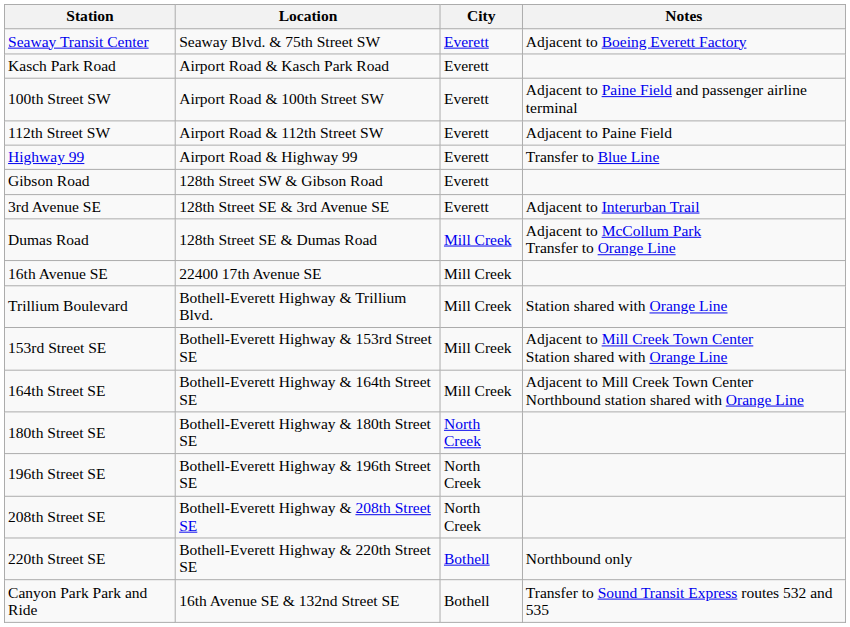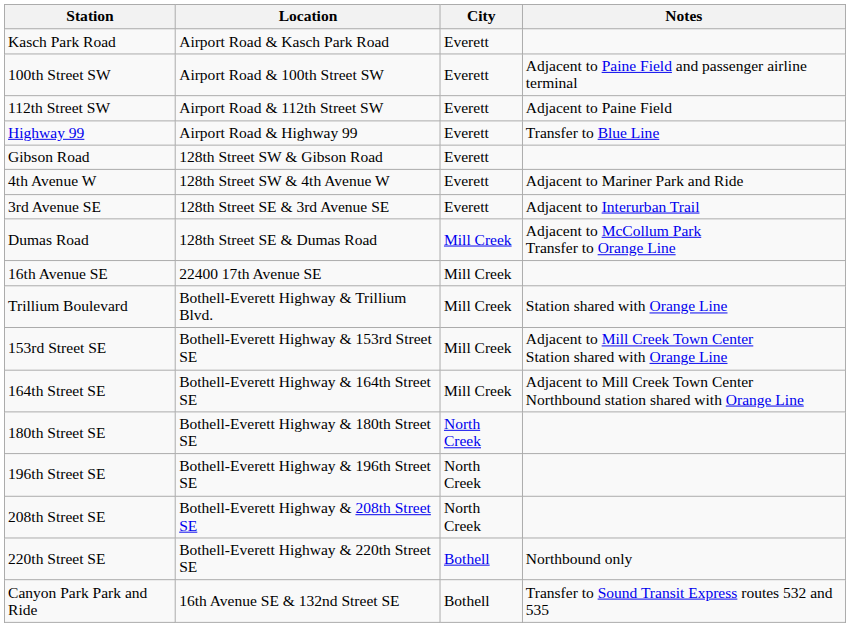- row: (78, 41)
+ row: (52, 181)
